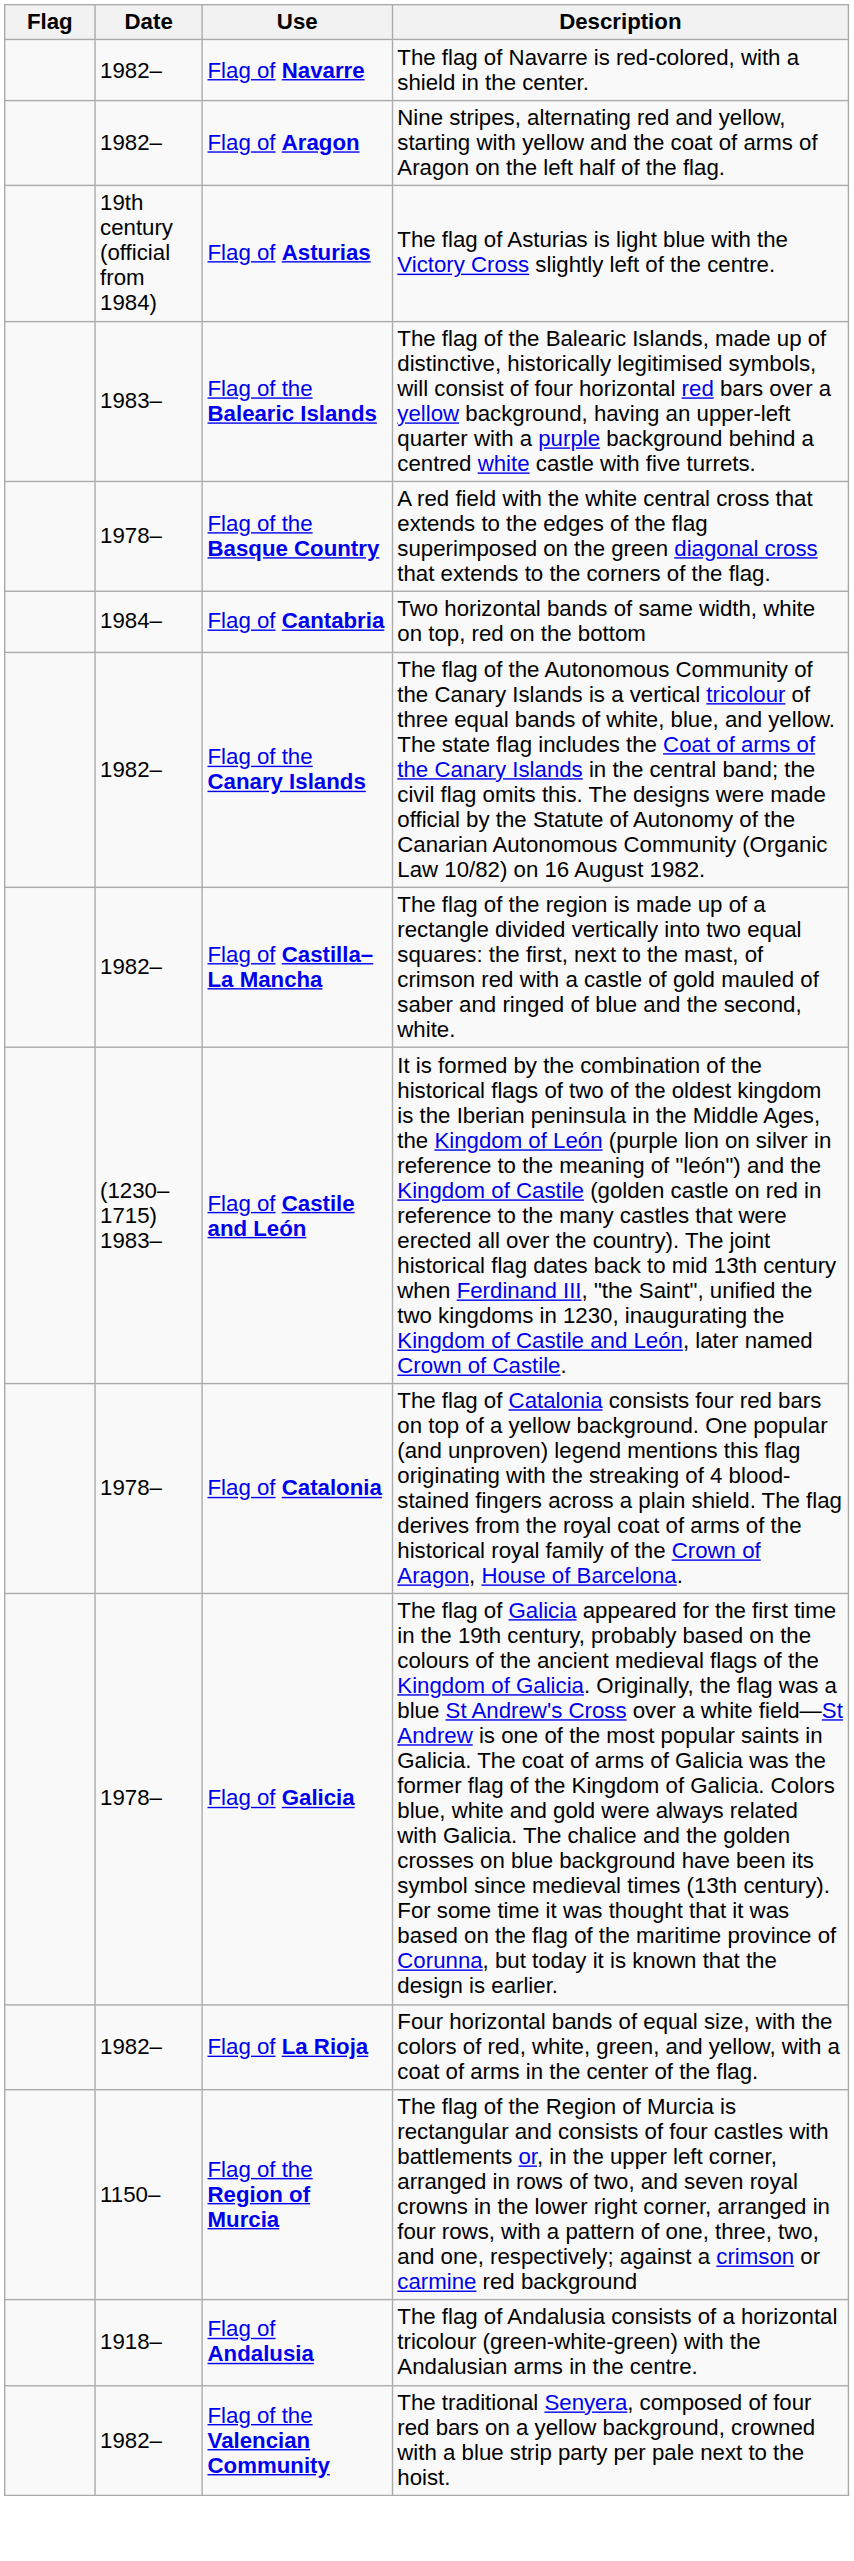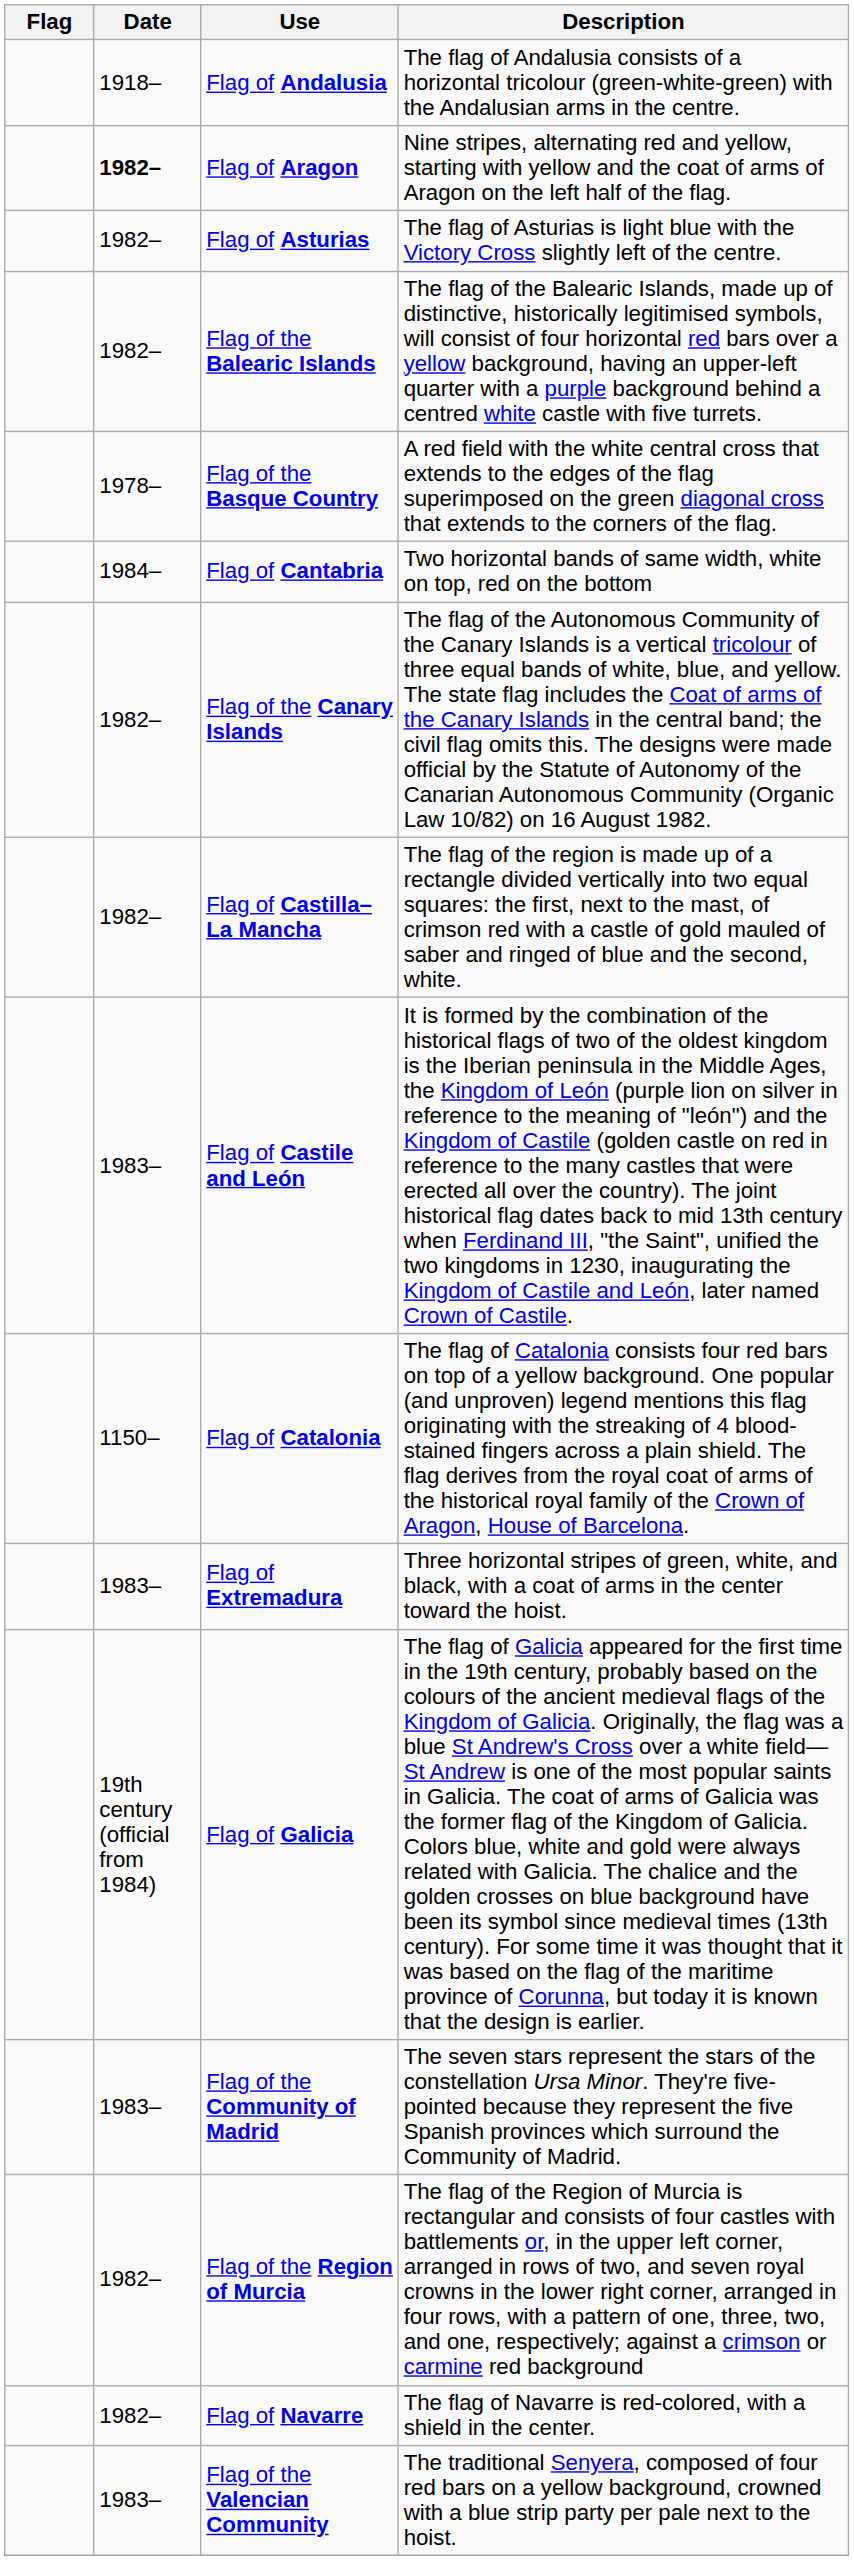rows swapped: (261, 2342) <-> (286, 69)
(131, 142) normal -> (130, 167) bold
(137, 253) 19th century (official from 1984) -> (130, 240) 1982–
(131, 400) 1983– -> (130, 350) 1982–
(135, 1215) (1230–1715) 1983– -> (130, 1165) 1983–
(131, 1488) 1978– -> (129, 1438) 1150–
+ row: (274, 1586)
(131, 1798) 1978– -> (136, 1834) 19th century (official from 1984)
- row: (288, 2046)
+ row: (281, 2106)
(130, 2194) 1150– -> (130, 2279) 1982–
(131, 2440) 1982– -> (130, 2500) 1983–
